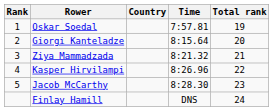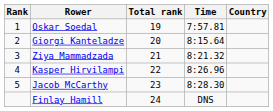columns swapped: (147, 12) <-> (240, 12)
